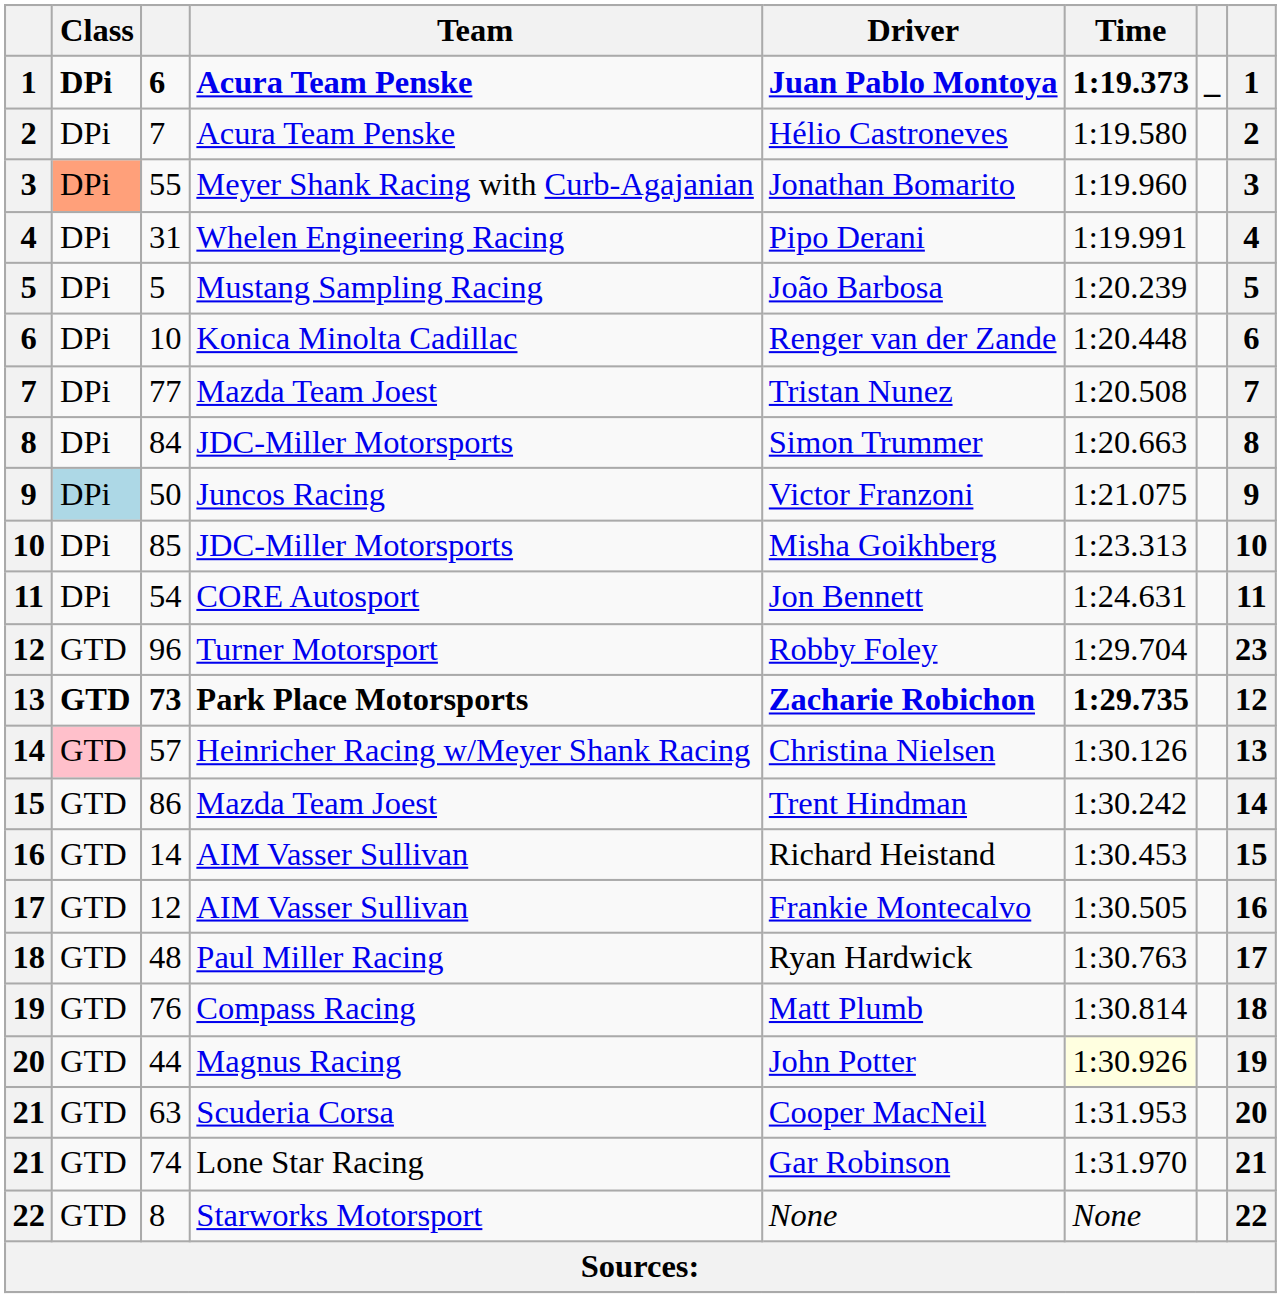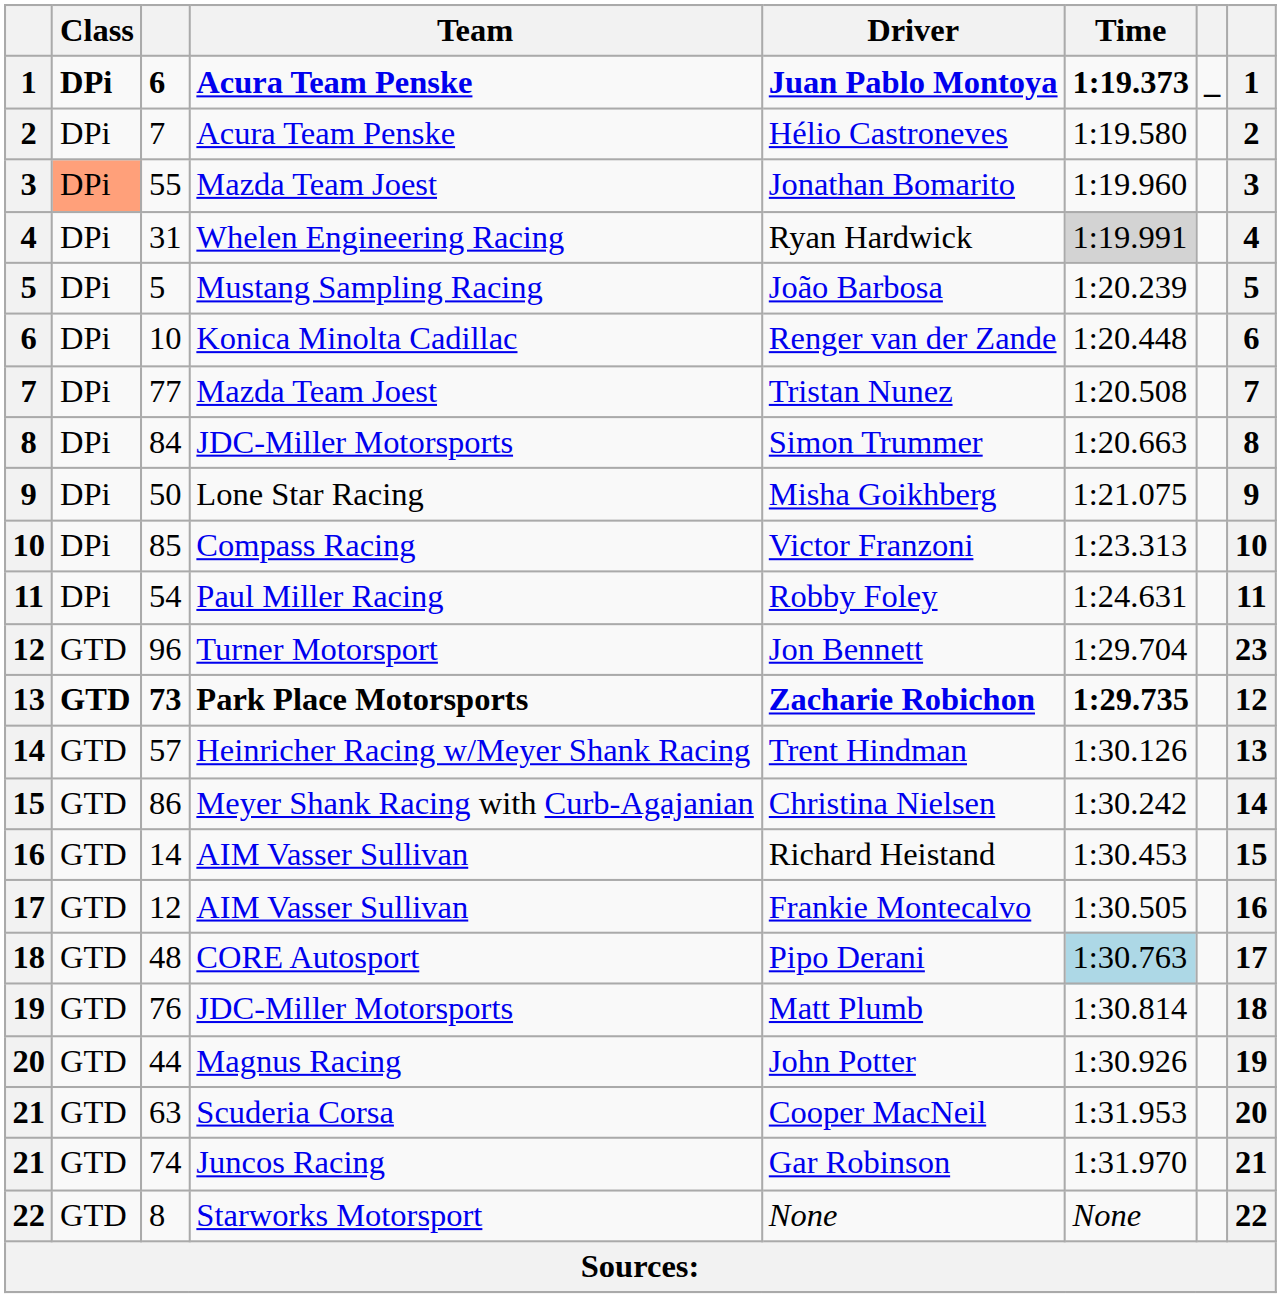(475, 184) Meyer Shank Racing with Curb-Agajanian -> (317, 184) Mazda Team Joest
(847, 236) Pipo Derani -> (871, 236) Ryan Hardwick
(1130, 236) no background -> (1130, 236) lightgrey background
(85, 493) lightblue background -> (85, 493) no background
(291, 493) Juncos Racing -> (310, 493) Lone Star Racing
(871, 493) Victor Franzoni -> (883, 493) Misha Goikhberg
(355, 545) JDC-Miller Motorsports -> (306, 545) Compass Racing
(883, 545) Misha Goikhberg -> (871, 545) Victor Franzoni
(308, 596) CORE Autosport -> (320, 596) Paul Miller Racing
(846, 596) Jon Bennett -> (853, 596) Robby Foley
(853, 648) Robby Foley -> (846, 648) Jon Bennett
(93, 751) pink background -> (93, 751) no background
(882, 751) Christina Nielsen -> (868, 751) Trent Hindman
(317, 802) Mazda Team Joest -> (475, 802) Meyer Shank Racing with Curb-Agajanian
(868, 802) Trent Hindman -> (882, 802) Christina Nielsen
(320, 957) Paul Miller Racing -> (308, 957) CORE Autosport
(871, 957) Ryan Hardwick -> (847, 957) Pipo Derani
(1130, 957) no background -> (1130, 957) lightblue background
(306, 1008) Compass Racing -> (355, 1008) JDC-Miller Motorsports
(1130, 1060) lightyellow background -> (1130, 1060) no background
(310, 1163) Lone Star Racing -> (291, 1163) Juncos Racing
